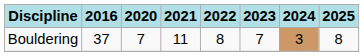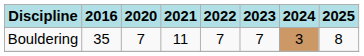(101, 39) 37 -> (101, 39) 35
(220, 39) 8 -> (220, 39) 7
